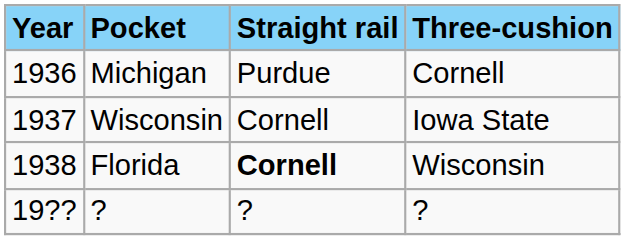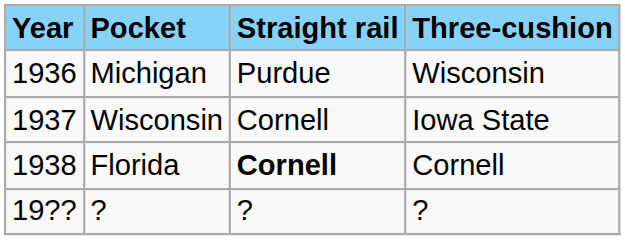(458, 73) Cornell -> (479, 73) Wisconsin
(479, 165) Wisconsin -> (458, 165) Cornell
